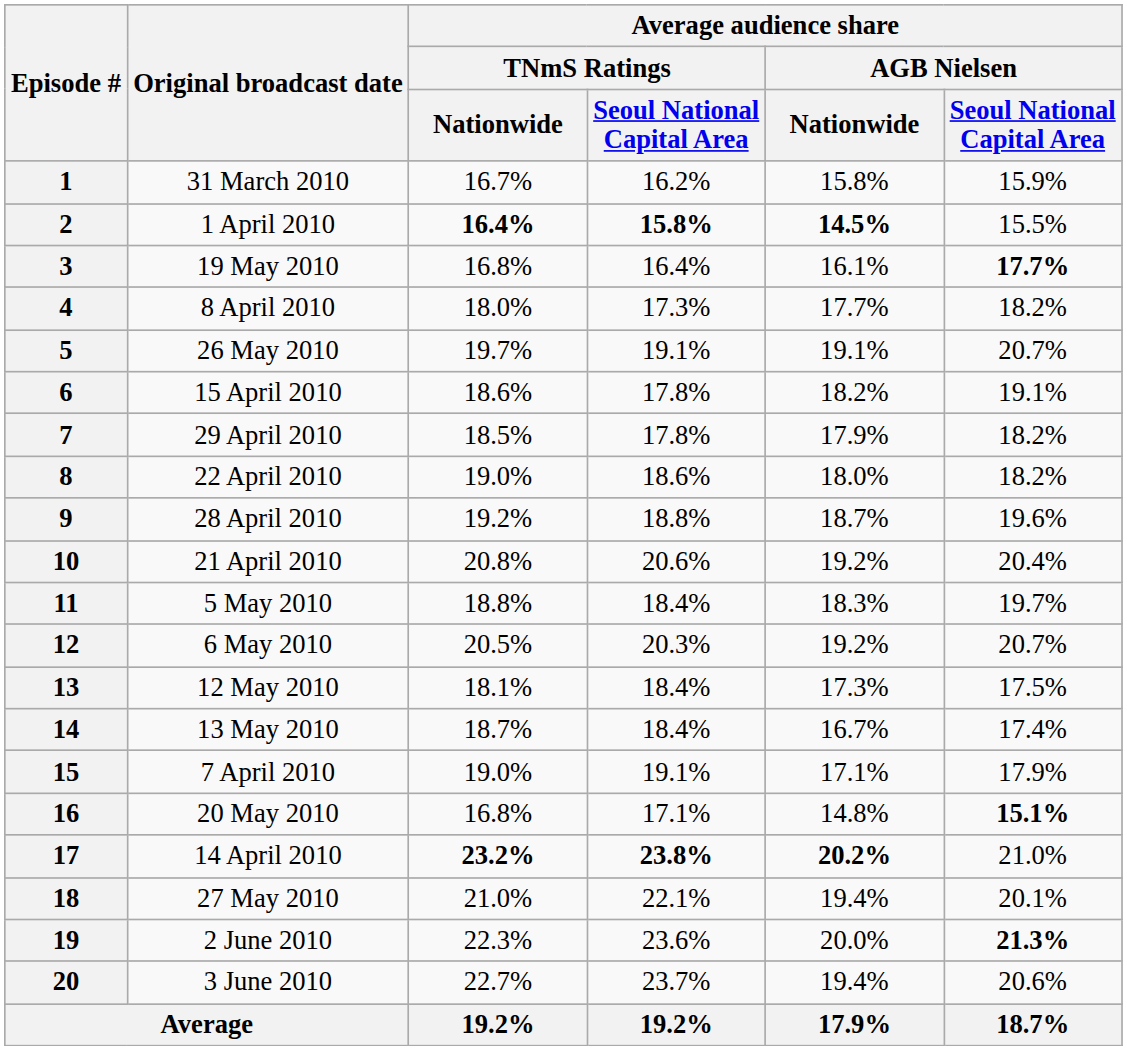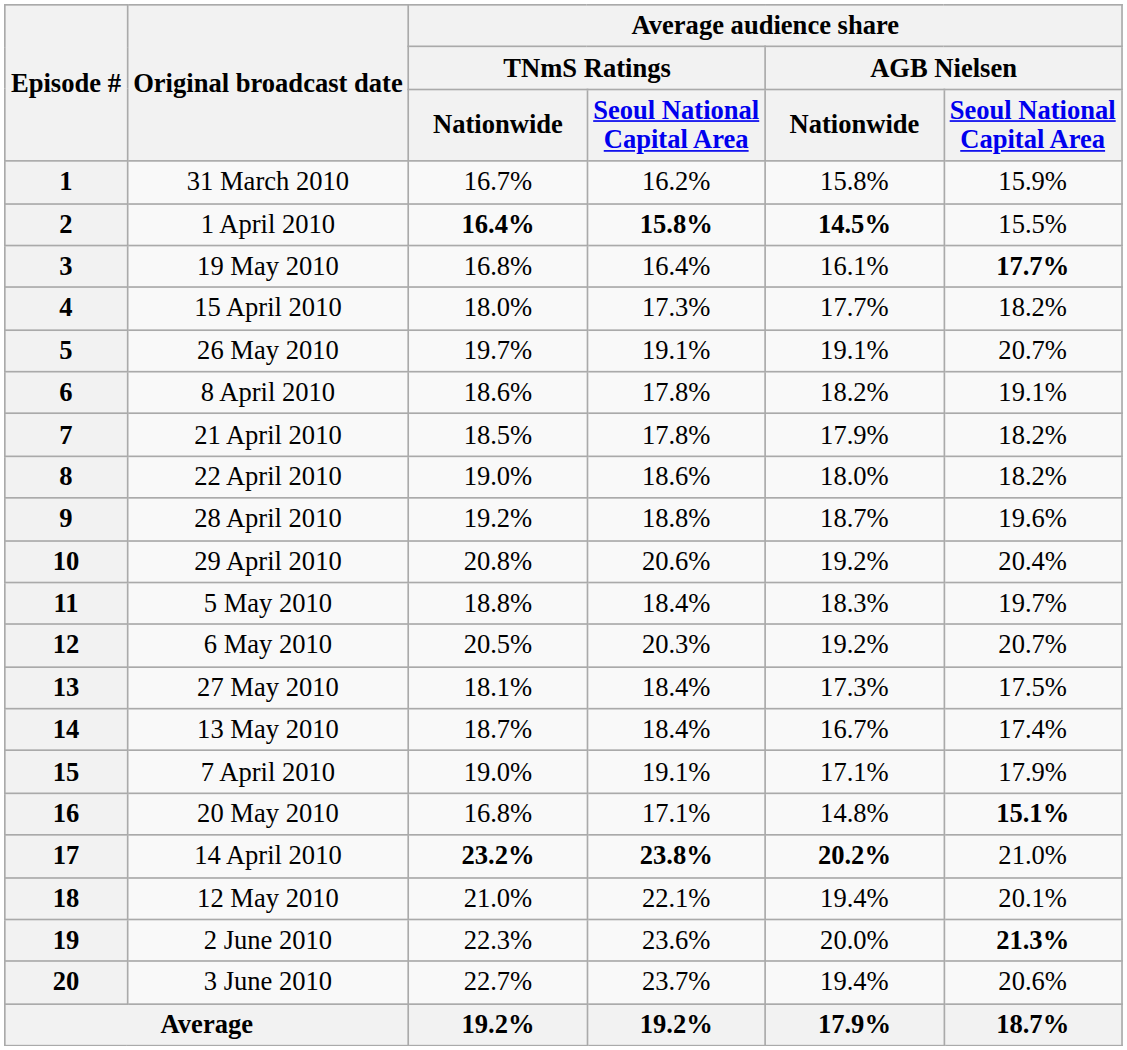(268, 308) 8 April 2010 -> (268, 308) 15 April 2010
(268, 392) 15 April 2010 -> (268, 392) 8 April 2010
(268, 434) 29 April 2010 -> (268, 434) 21 April 2010
(268, 560) 21 April 2010 -> (268, 560) 29 April 2010
(268, 687) 12 May 2010 -> (268, 687) 27 May 2010
(268, 897) 27 May 2010 -> (268, 897) 12 May 2010
